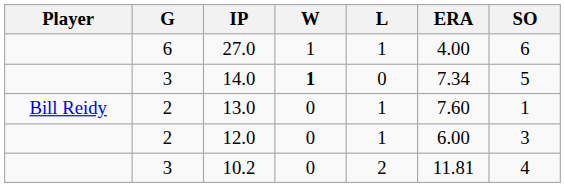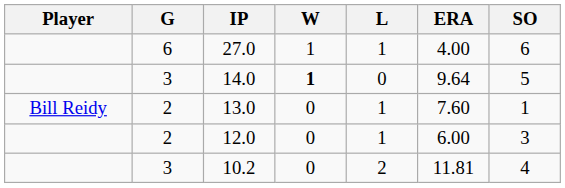(453, 78) 7.34 -> (453, 78) 9.64
